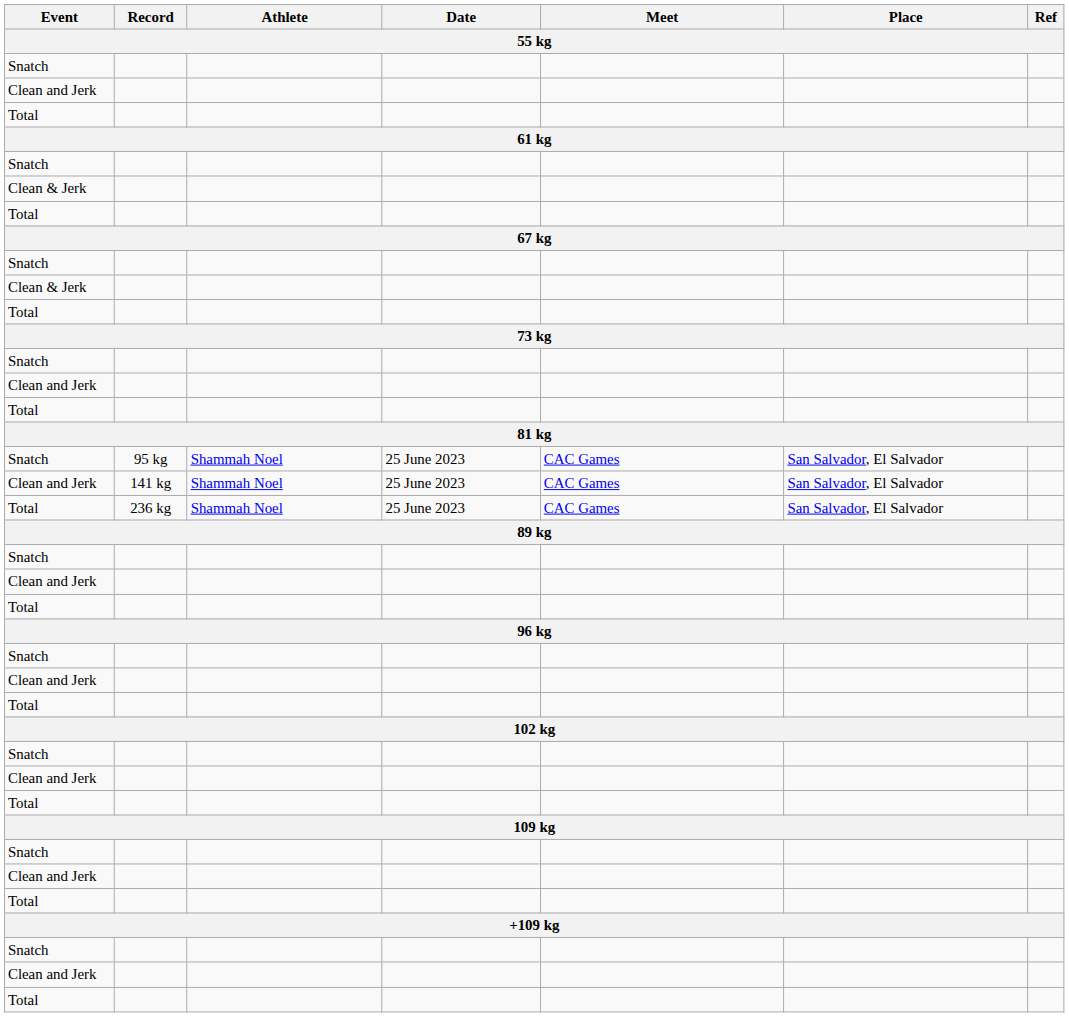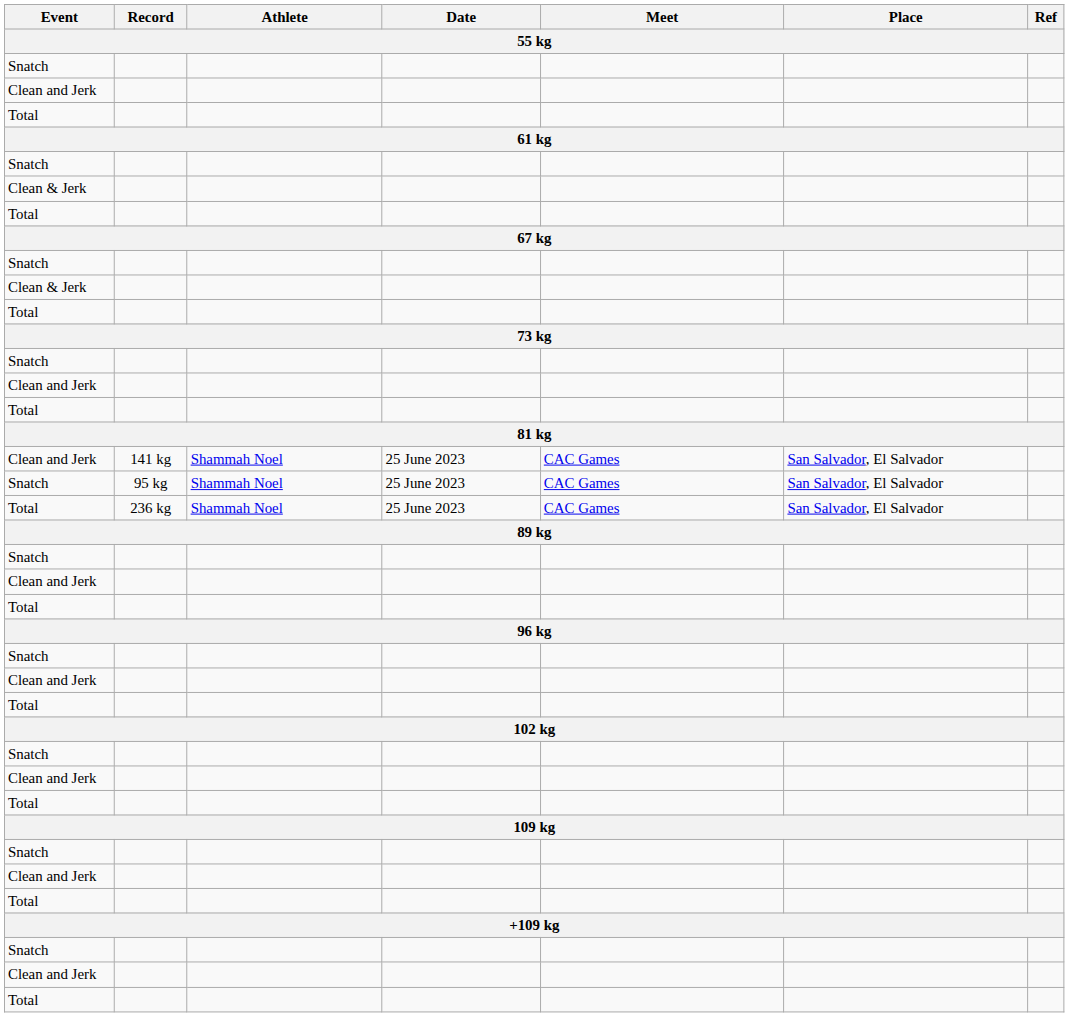rows swapped: (28, 459) <-> (52, 483)
